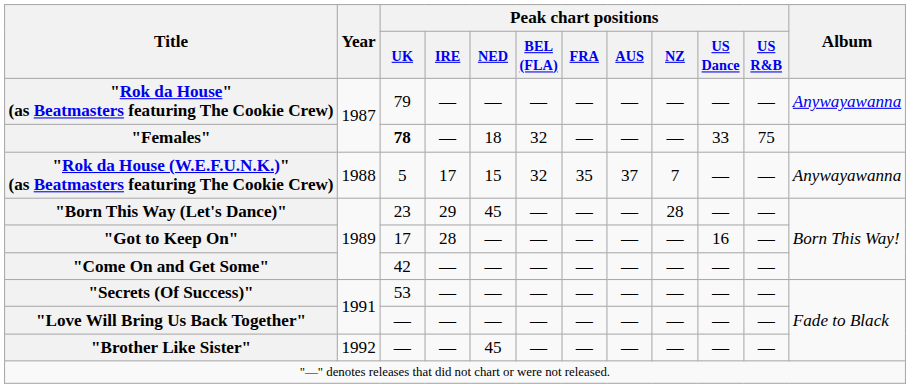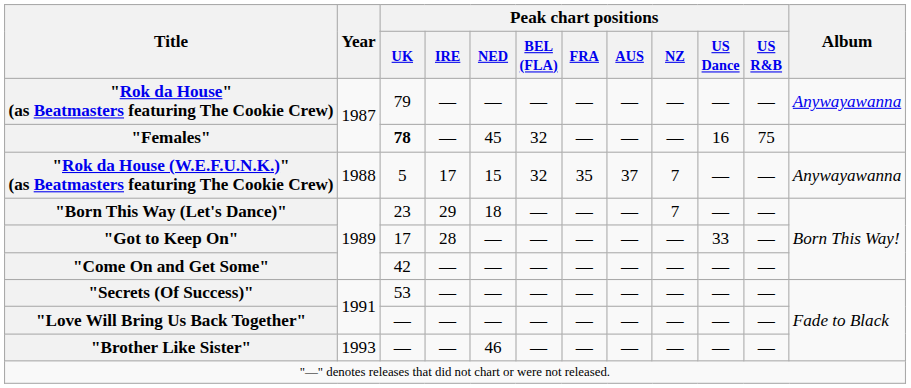(493, 138) 18 -> (493, 138) 45
(721, 138) 33 -> (721, 138) 16
(493, 211) 45 -> (493, 211) 18
(675, 211) 28 -> (675, 211) 7
(721, 238) 16 -> (721, 238) 33
(359, 347) 1992 -> (359, 347) 1993
(493, 347) 45 -> (493, 347) 46
